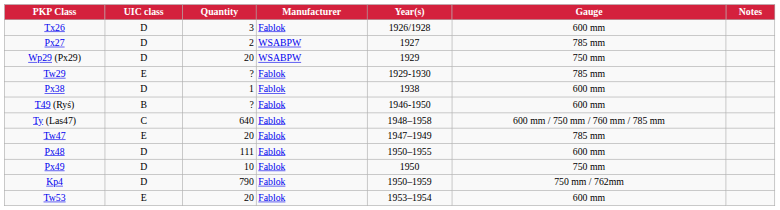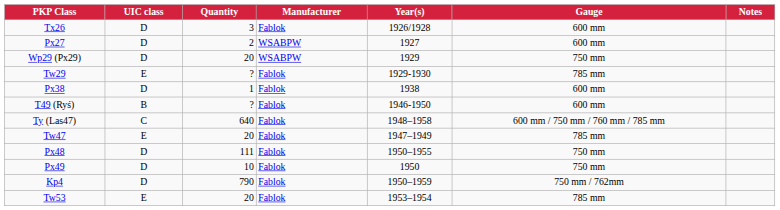(589, 43) 785 mm -> (589, 43) 600 mm
(589, 151) 600 mm -> (589, 151) 750 mm
(589, 197) 600 mm -> (589, 197) 785 mm
